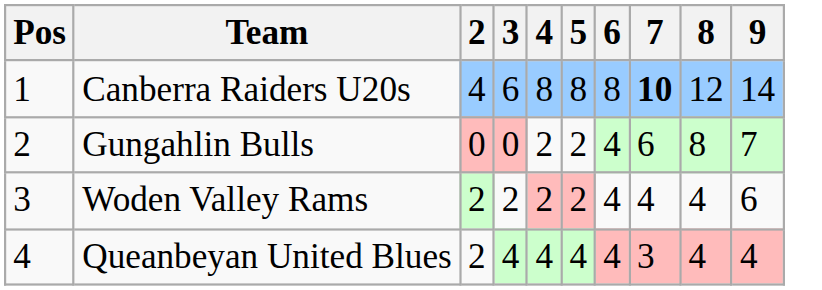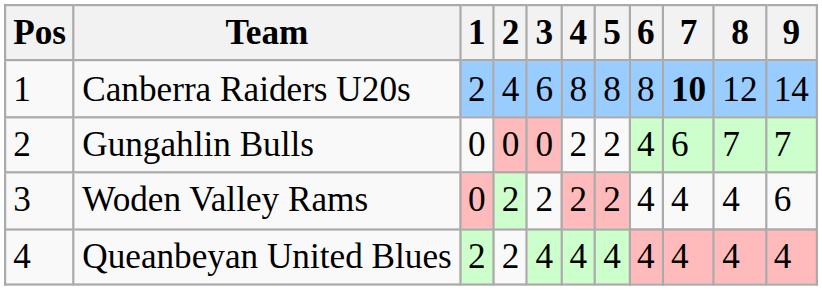+ column: (477, 32)
(697, 144) 8 -> (731, 144) 7
(646, 255) 3 -> (680, 255) 4
